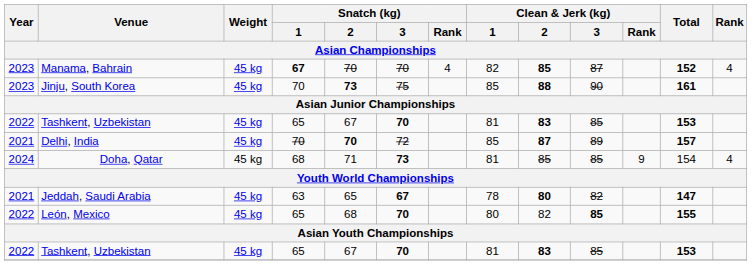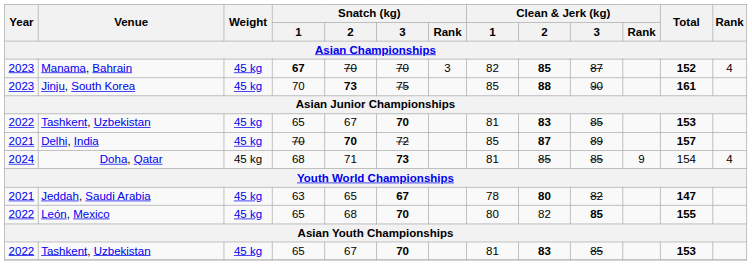(447, 68) 4 -> (447, 68) 3
